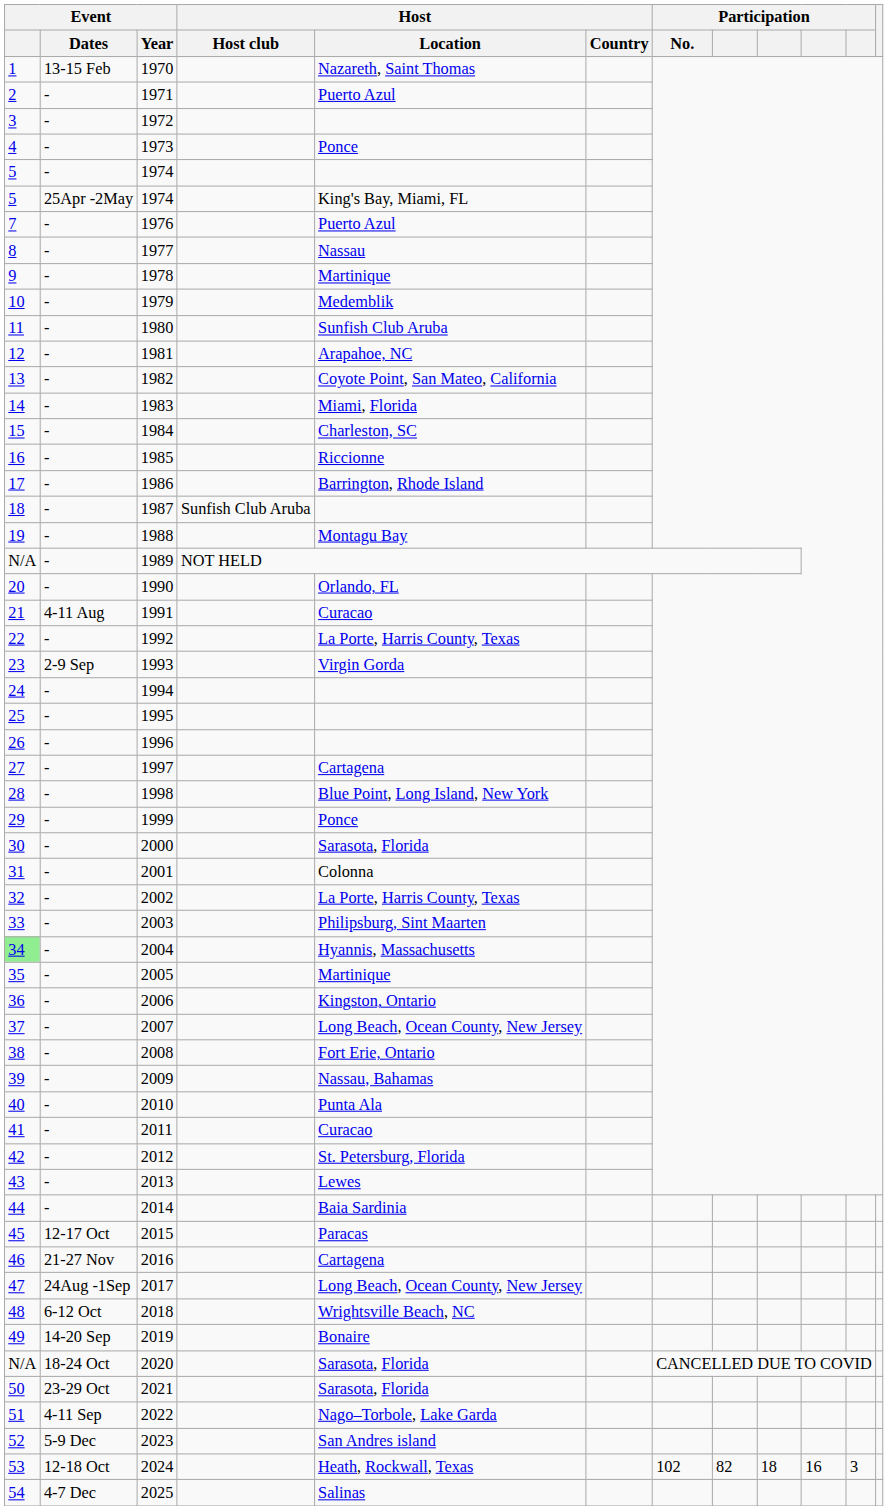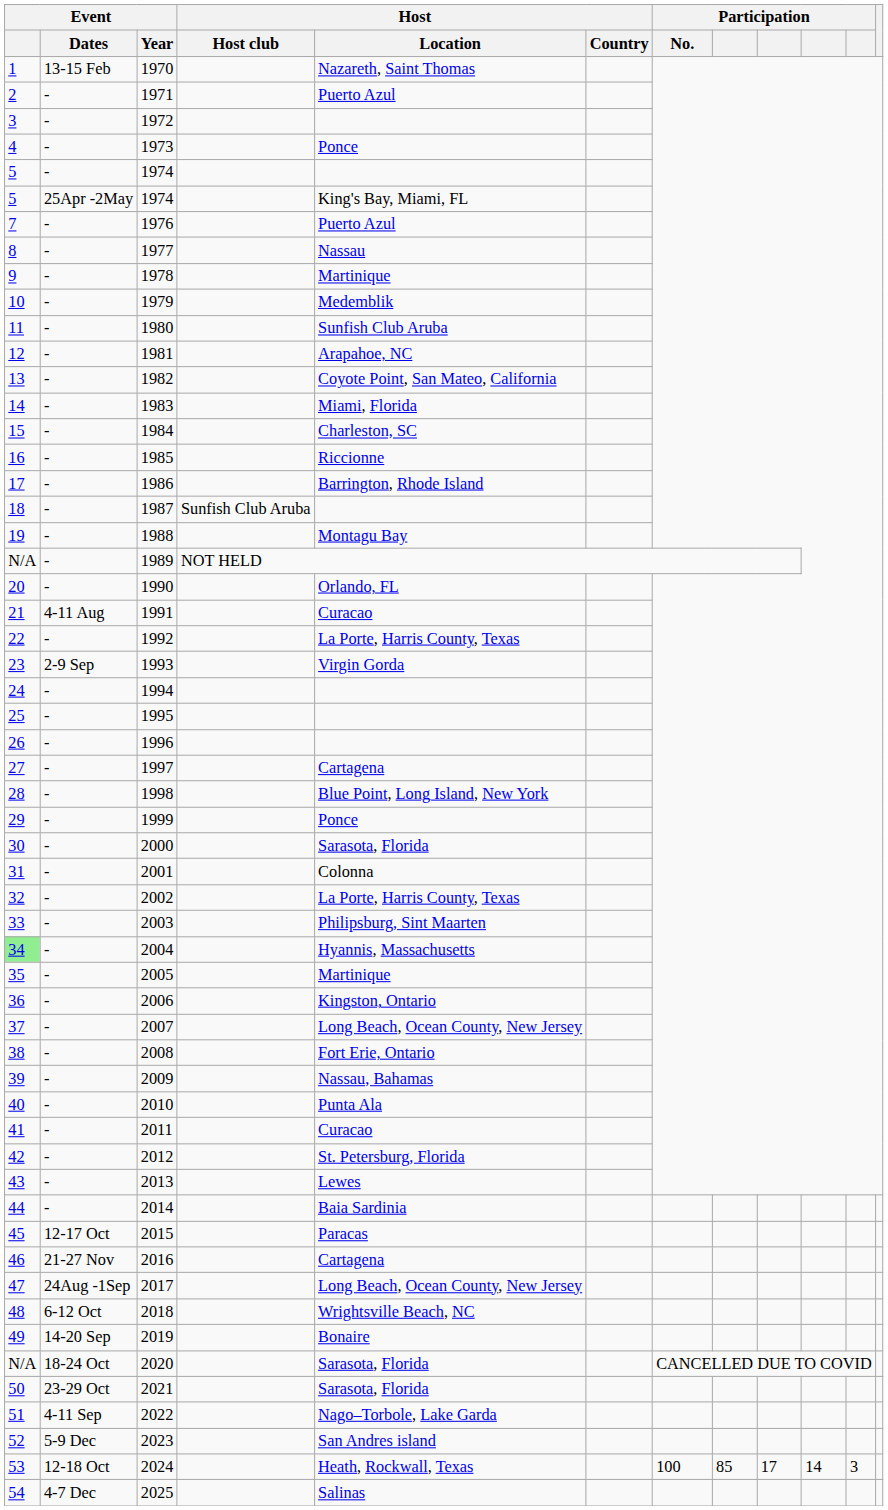(668, 1466) 102 -> (668, 1466) 100
(724, 1466) 82 -> (724, 1466) 85
(769, 1466) 18 -> (769, 1466) 17
(813, 1466) 16 -> (813, 1466) 14
